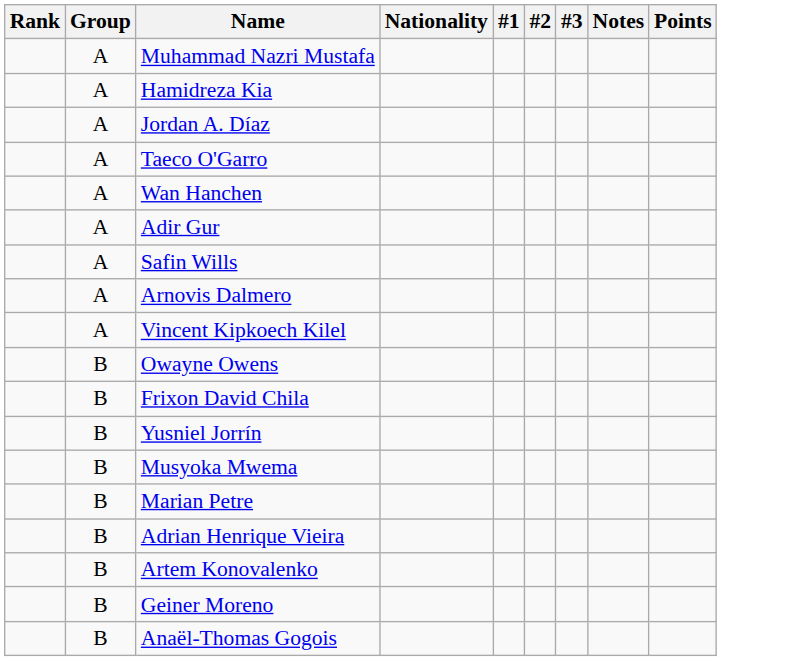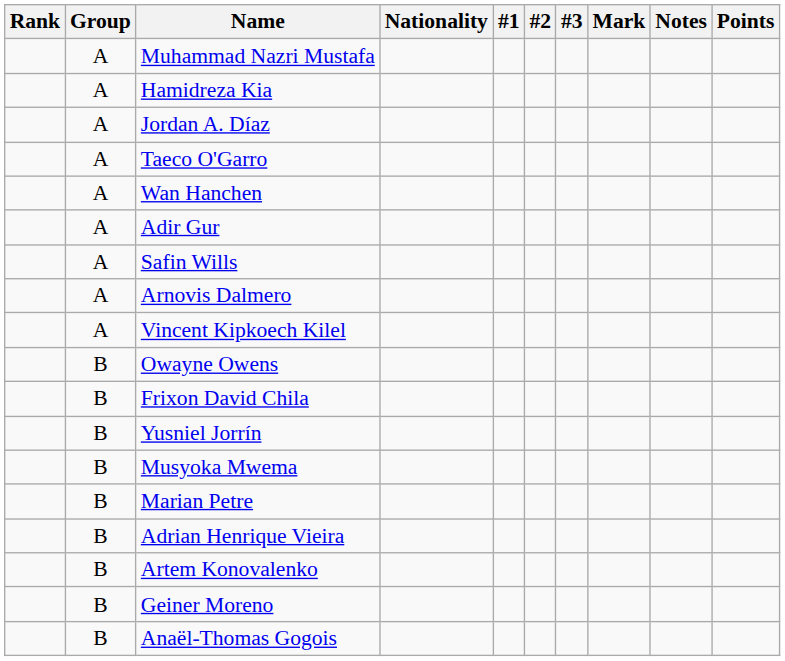+ column: (619, 21)
